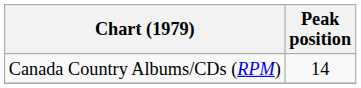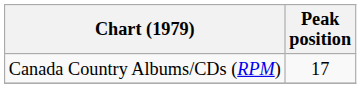(320, 68) 14 -> (320, 68) 17
